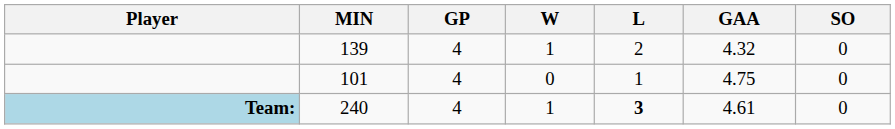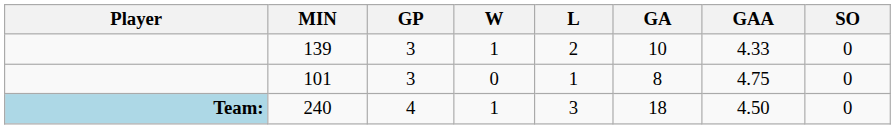+ column: (657, 19)
(457, 49) 4 -> (411, 49) 3
(739, 49) 4.32 -> (753, 49) 4.33
(457, 78) 4 -> (411, 78) 3
(639, 108) bold -> (573, 108) normal
(739, 108) 4.61 -> (753, 108) 4.50
